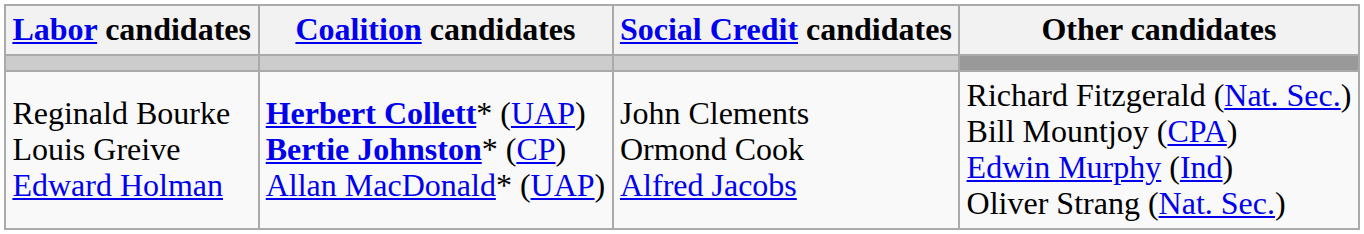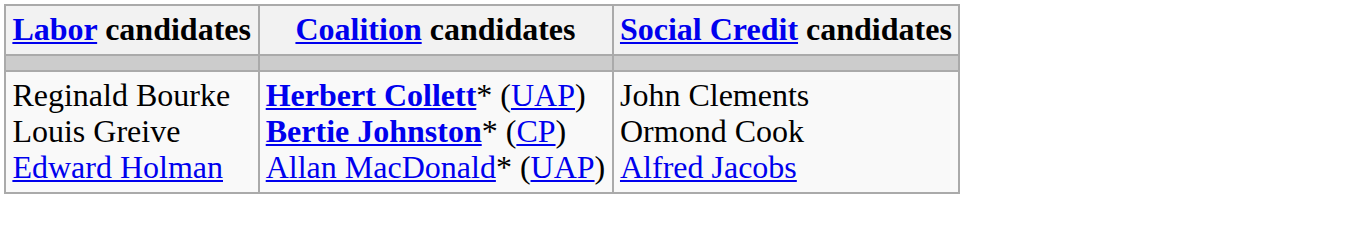- column: (1159, 29)
